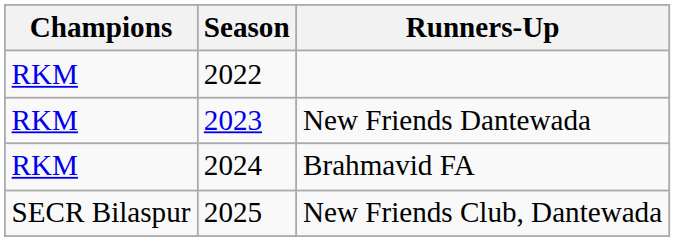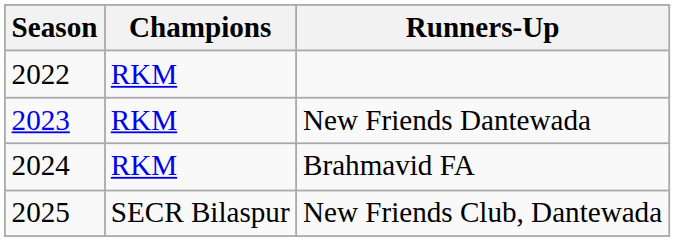columns swapped: (247, 27) <-> (101, 27)
